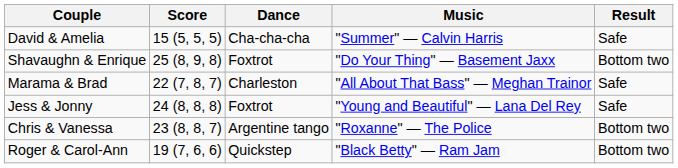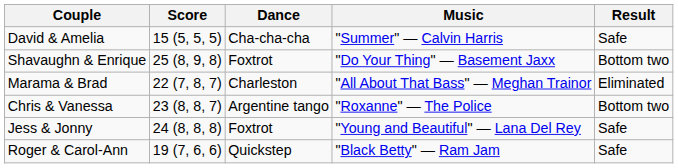(613, 83) Safe -> (631, 83) Eliminated
rows swapped: (60, 128) <-> (50, 106)
(634, 151) Bottom two -> (613, 151) Safe
